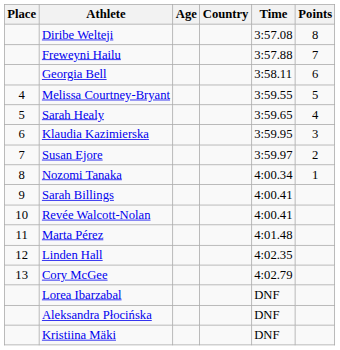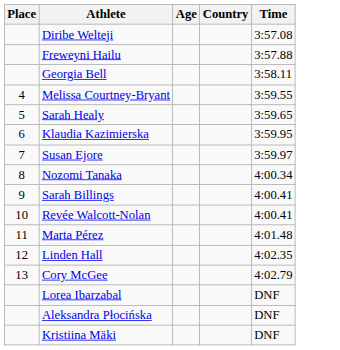- column: (315, 14)
